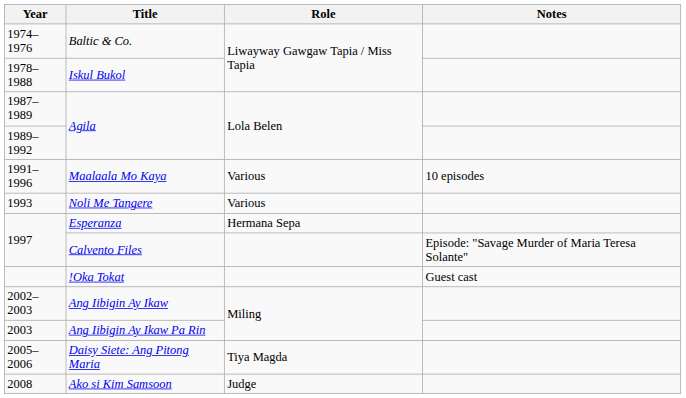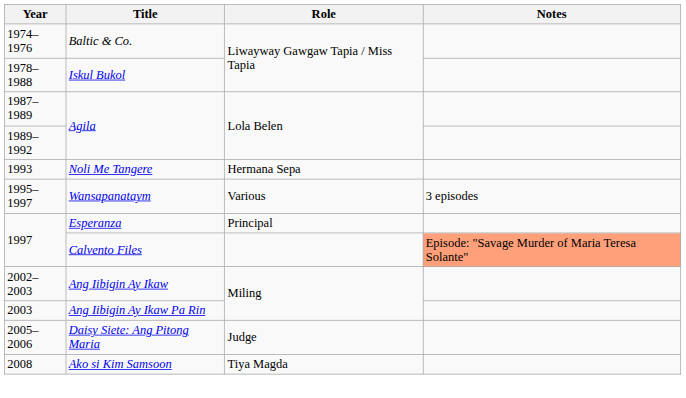- row: (23, 176)
(246, 203) Various -> (264, 169) Hermana Sepa
+ row: (23, 196)
(264, 223) Hermana Sepa -> (250, 223) Principal
(531, 249) no background -> (531, 249) lightsalmon background
- row: (35, 277)
(257, 357) Tiya Magda -> (242, 337) Judge
(242, 384) Judge -> (258, 364) Tiya Magda
